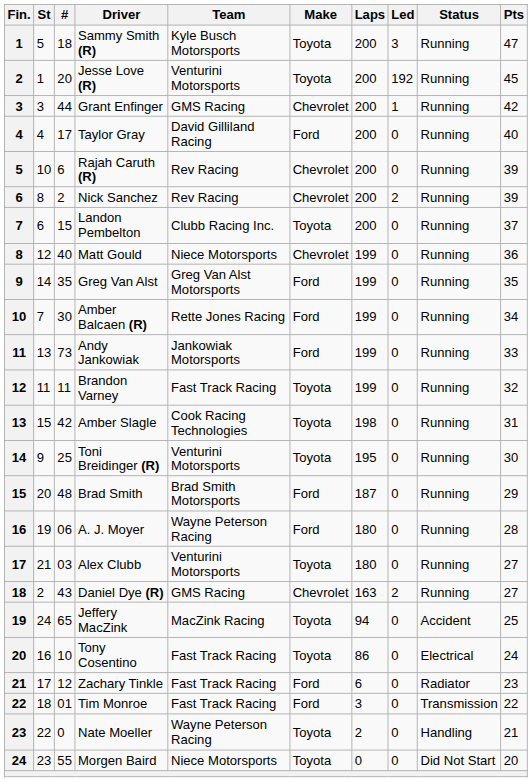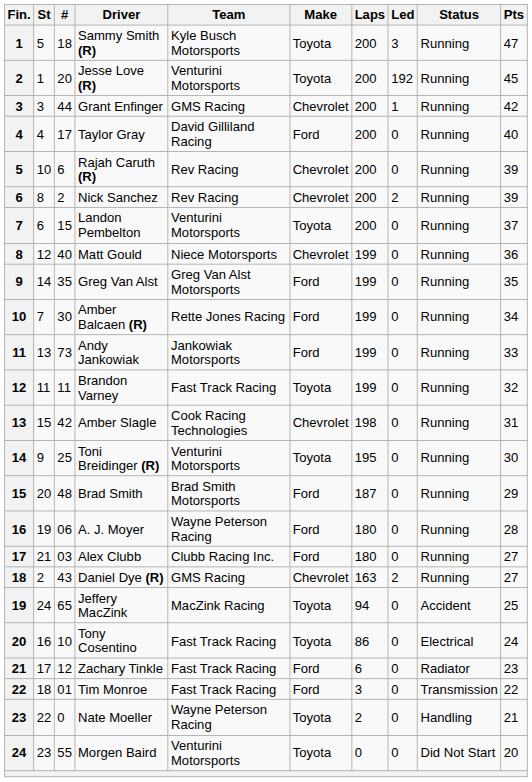(223, 226) Clubb Racing Inc. -> (205, 226) Venturini Motorsports
(312, 423) Toyota -> (321, 423) Chevrolet
(205, 564) Venturini Motorsports -> (223, 557) Clubb Racing Inc.
(312, 564) Toyota -> (306, 557) Ford
(224, 760) Niece Motorsports -> (205, 753) Venturini Motorsports
